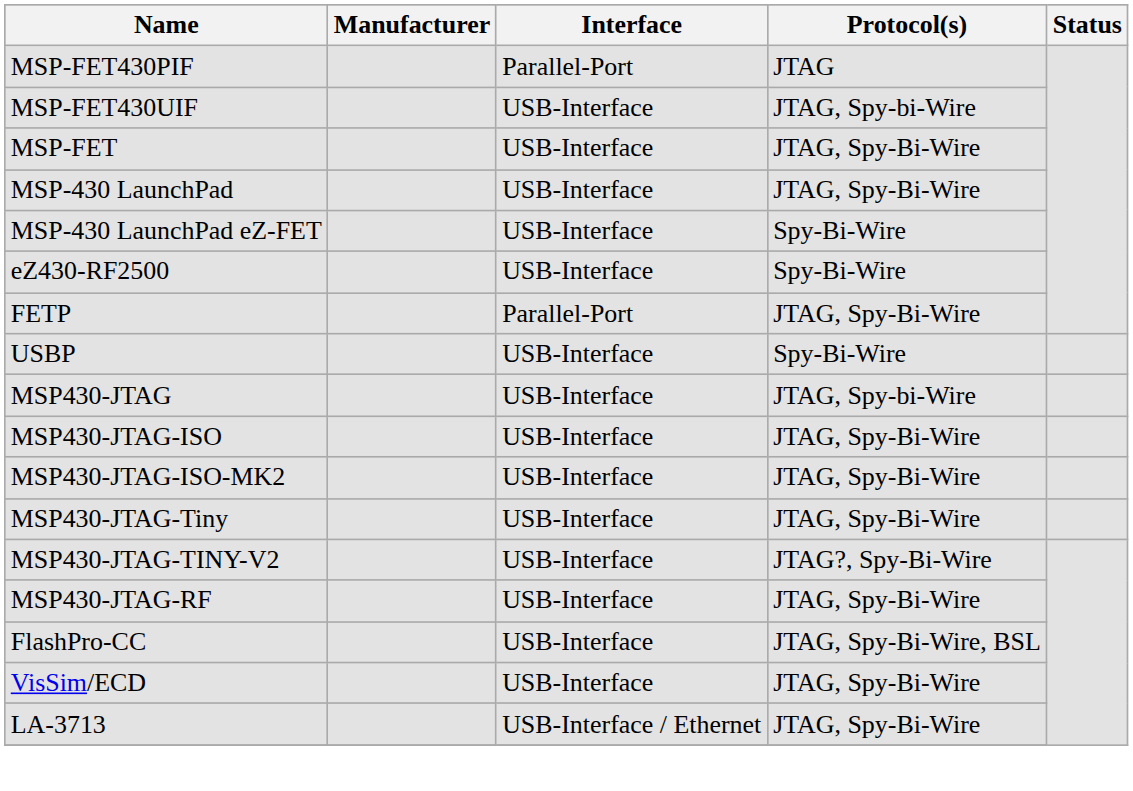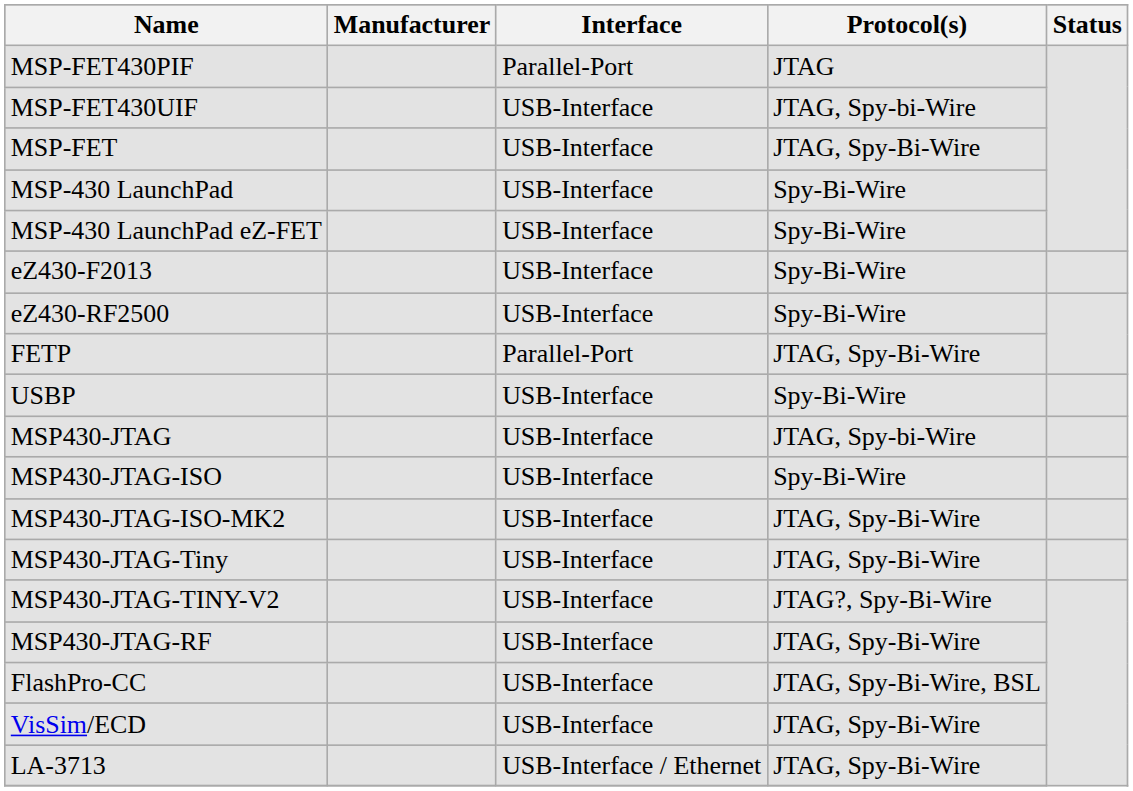(877, 189) JTAG, Spy-Bi-Wire -> (840, 189) Spy-Bi-Wire
+ row: (81, 271)
(877, 436) JTAG, Spy-Bi-Wire -> (840, 477) Spy-Bi-Wire
